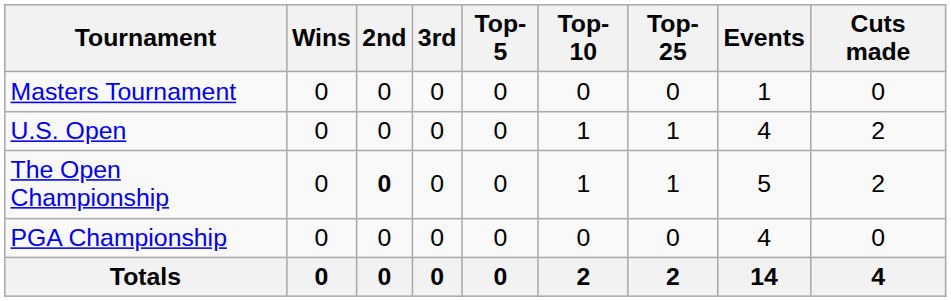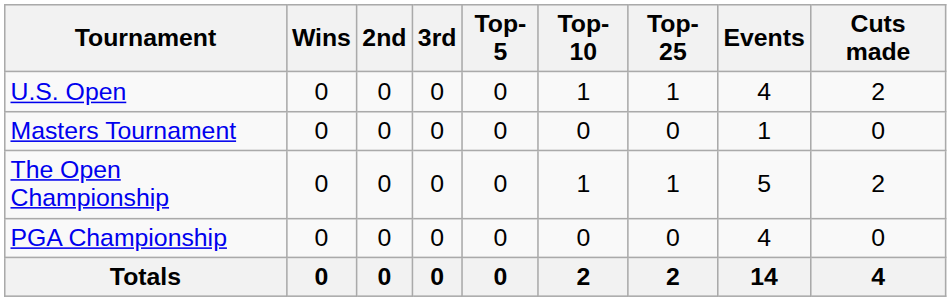rows swapped: (123, 91) <-> (68, 130)
(384, 184) bold -> (384, 184) normal
